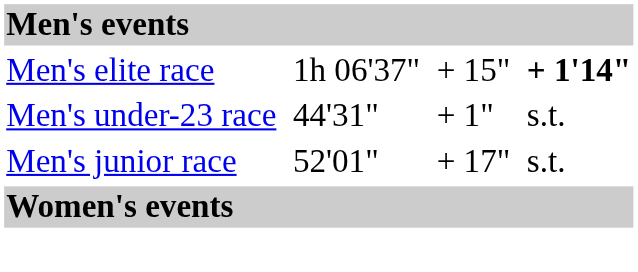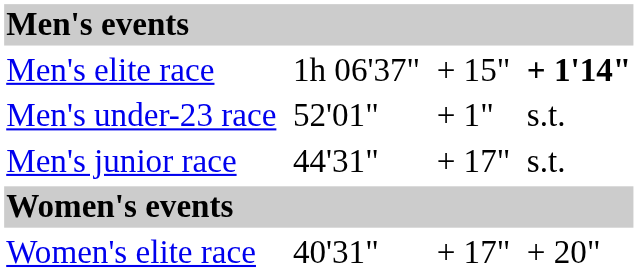(336, 115) 44'31" -> (336, 115) 52'01"
(336, 160) 52'01" -> (336, 160) 44'31"
+ row: (131, 252)
